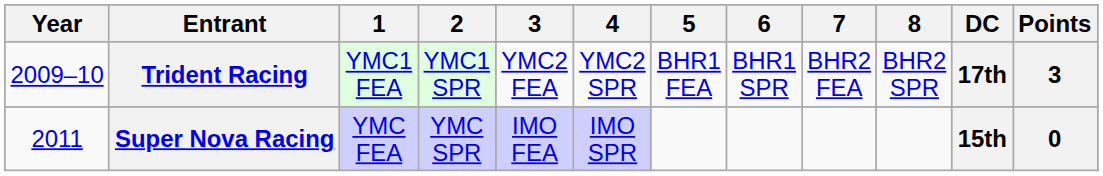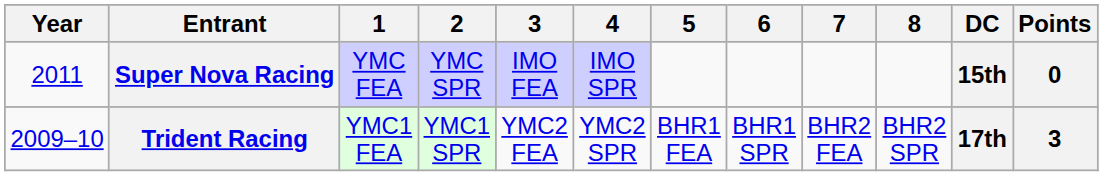rows swapped: (225, 74) <-> (225, 138)
